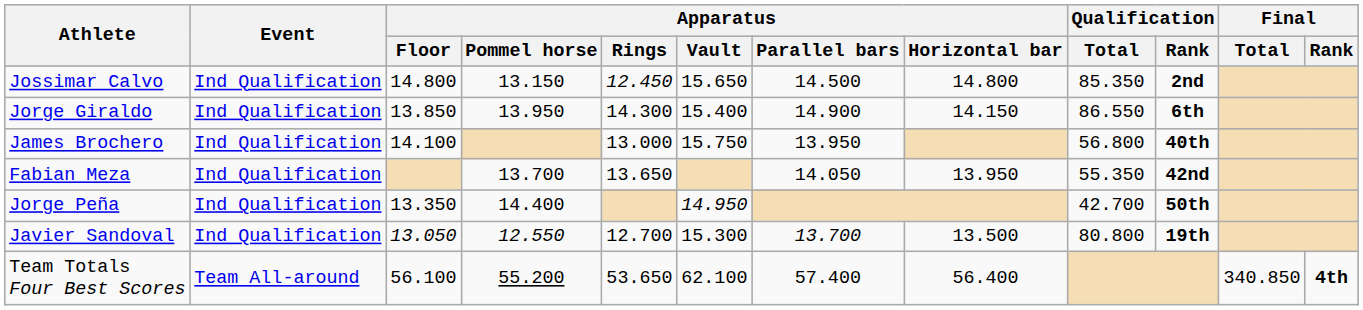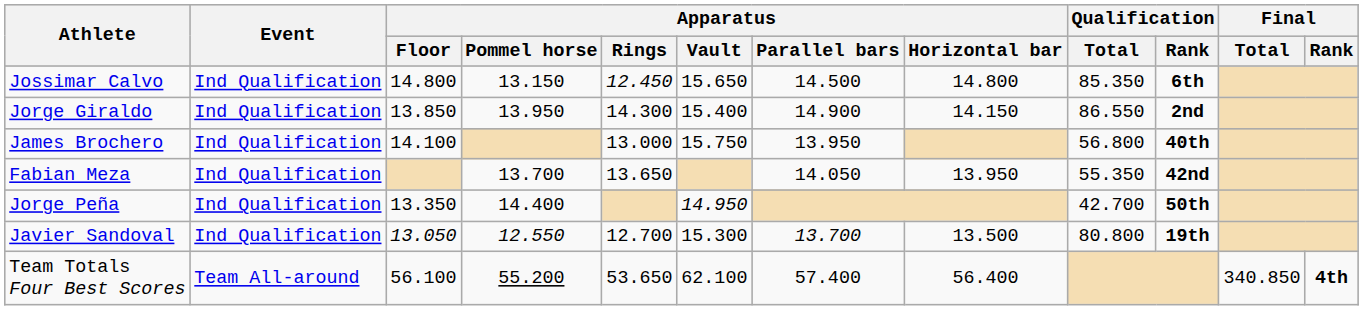(1188, 82) 2nd -> (1188, 82) 6th
(1188, 112) 6th -> (1188, 112) 2nd
